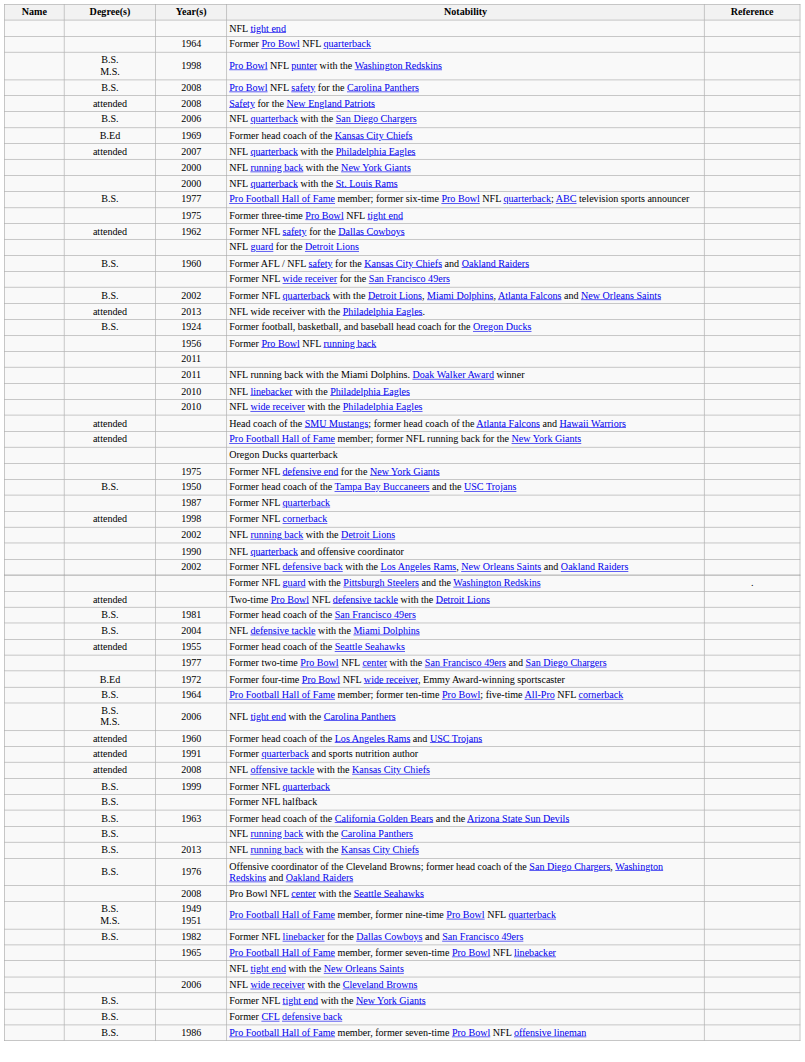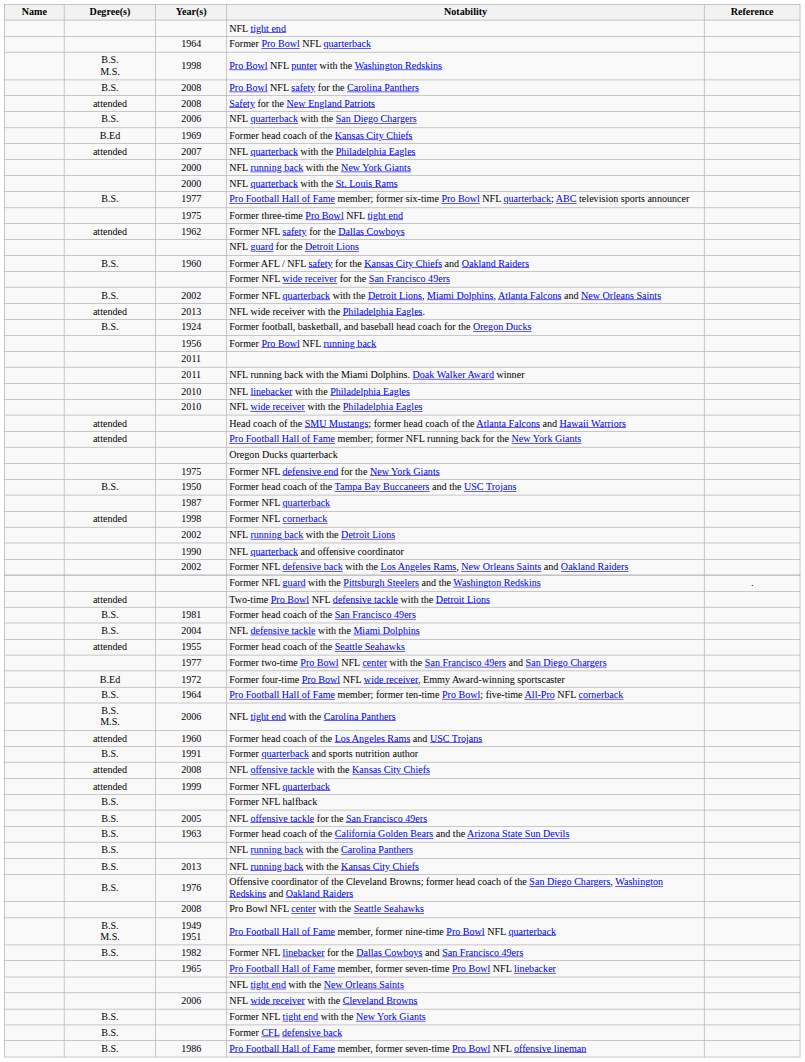(110, 754) attended -> (110, 754) B.S.
(110, 786) B.S. -> (110, 786) attended
+ row: (191, 818)
